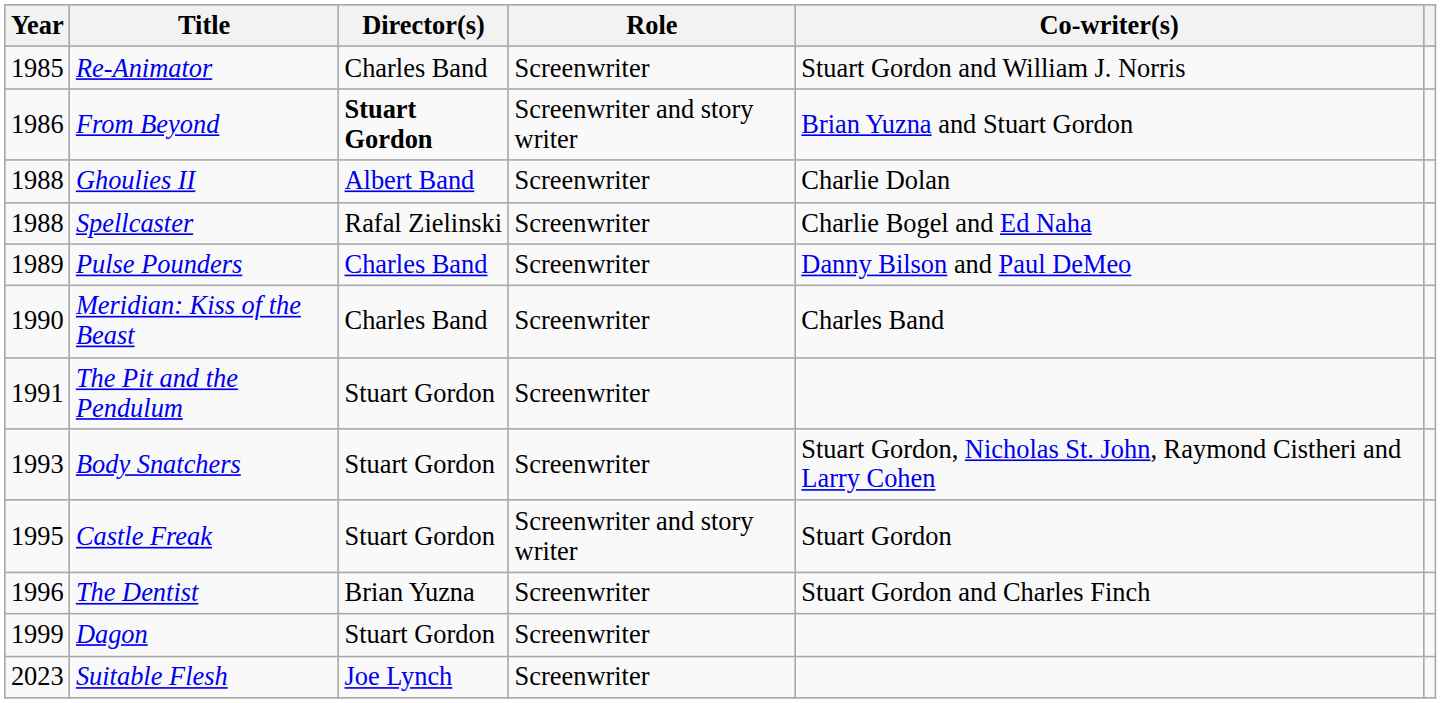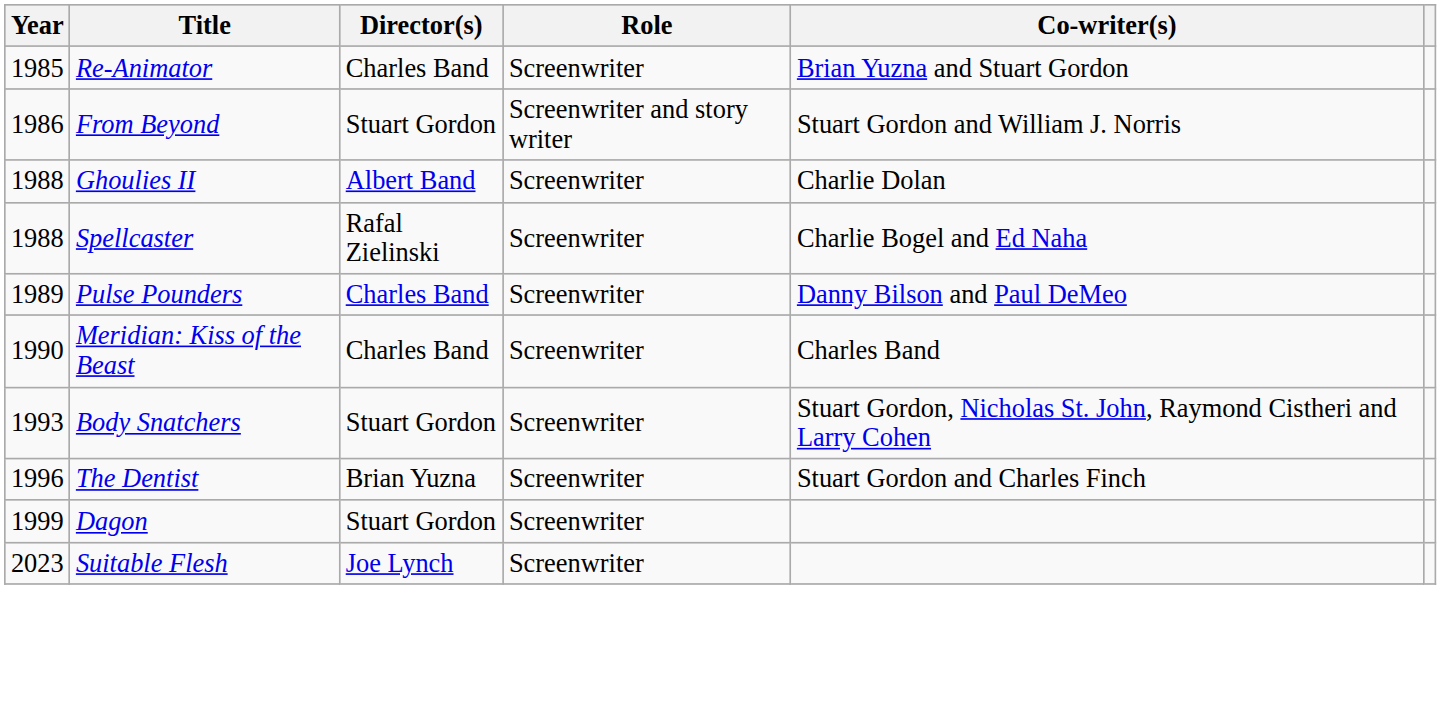(993, 67) Stuart Gordon and William J. Norris -> (963, 67) Brian Yuzna and Stuart Gordon
(389, 124) bold -> (421, 124) normal
(967, 124) Brian Yuzna and Stuart Gordon -> (989, 124) Stuart Gordon and William J. Norris
- row: (157, 392)
- row: (144, 535)
